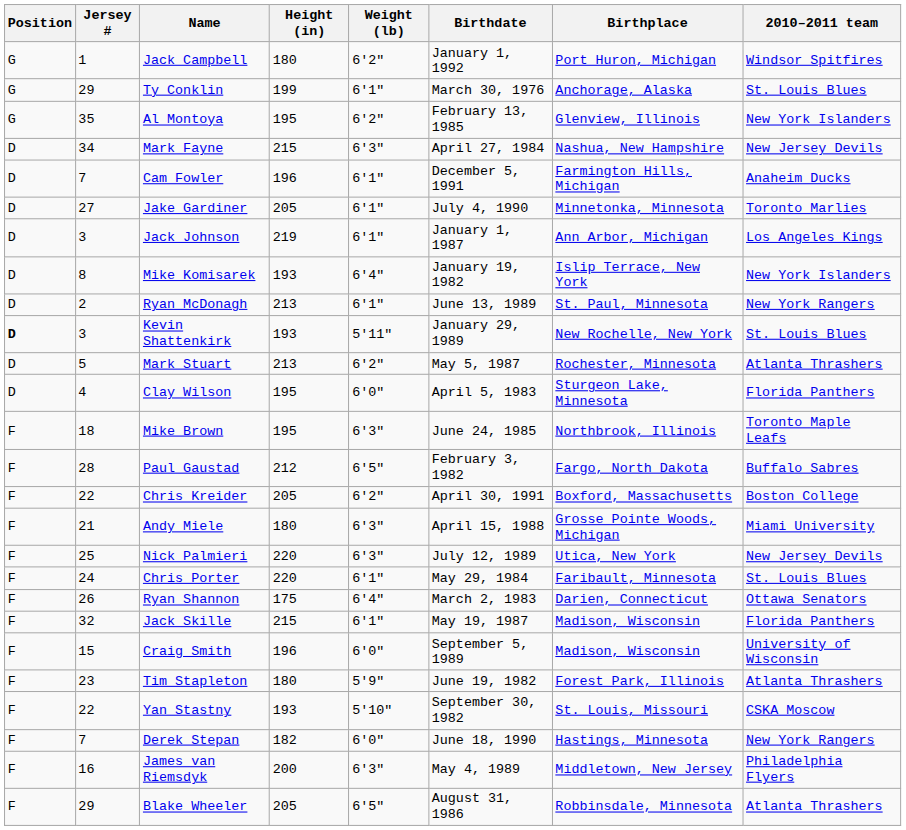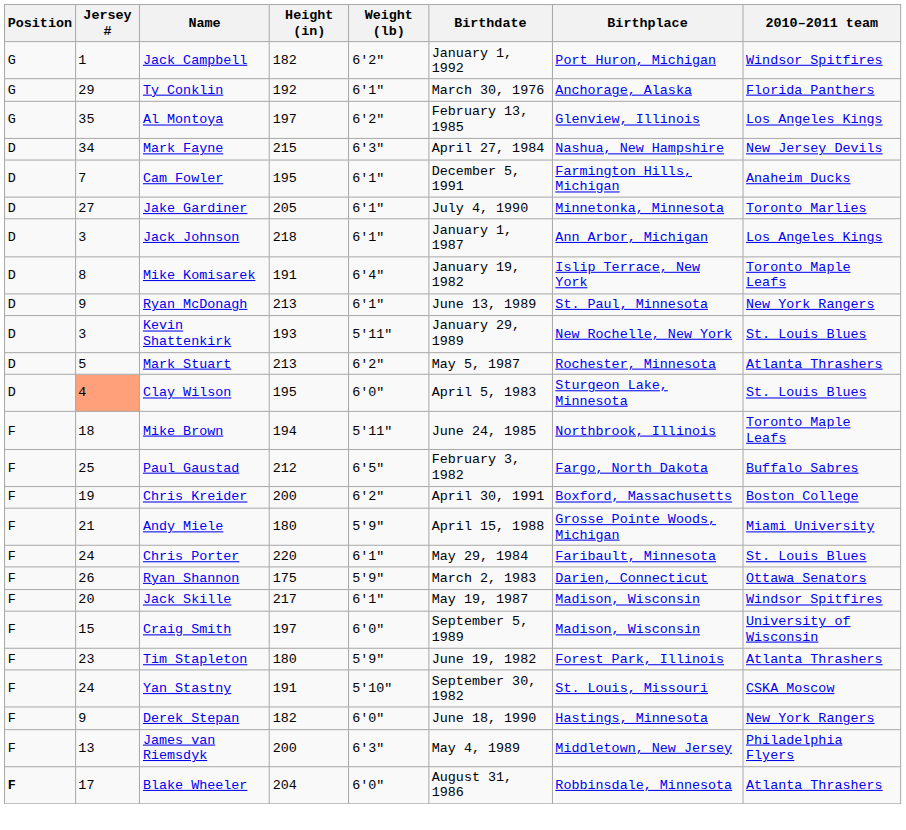(285, 60) 180 -> (285, 60) 182
(285, 90) 199 -> (285, 90) 192
(806, 90) St. Louis Blues -> (810, 90) Florida Panthers
(285, 120) 195 -> (285, 120) 197
(818, 120) New York Islanders -> (814, 120) Los Angeles Kings
(285, 179) 196 -> (285, 179) 195
(285, 238) 219 -> (285, 238) 218
(285, 275) 193 -> (285, 275) 191
(818, 275) New York Islanders -> (798, 275) Toronto Maple Leafs
(82, 305) 2 -> (82, 305) 9
(12, 334) bold -> (12, 334) normal
(82, 393) no background -> (82, 393) lightsalmon background
(810, 393) Florida Panthers -> (806, 393) St. Louis Blues
(285, 430) 195 -> (285, 430) 194
(368, 430) 6'3" -> (372, 430) 5'11"
(86, 468) 28 -> (86, 468) 25
(86, 497) 22 -> (86, 497) 19
(285, 497) 205 -> (285, 497) 200
(368, 527) 6'3" -> (368, 527) 5'9"
- row: (195, 556)
(368, 600) 6'4" -> (368, 578) 5'9"
(86, 622) 32 -> (86, 600) 20
(285, 622) 215 -> (285, 600) 217
(810, 622) Florida Panthers -> (814, 600) Windsor Spitfires
(285, 651) 196 -> (285, 630) 197
(86, 710) 22 -> (86, 689) 24
(285, 710) 193 -> (285, 689) 191
(82, 740) 7 -> (82, 718) 9
(86, 770) 16 -> (86, 748) 13
(12, 807) normal -> (12, 785) bold
(86, 807) 29 -> (86, 785) 17
(285, 807) 205 -> (285, 785) 204
(368, 807) 6'5" -> (368, 785) 6'0"
